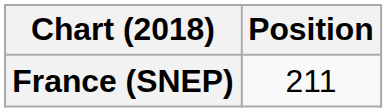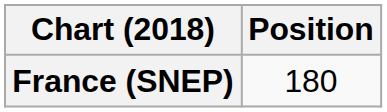(311, 80) 211 -> (311, 80) 180
